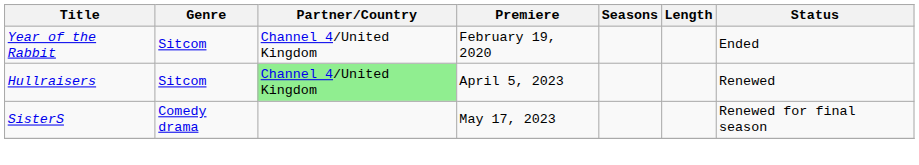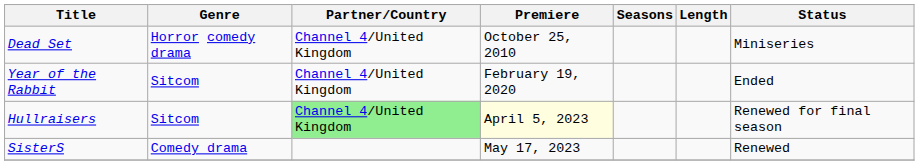+ row: (40, 45)
(512, 82) no background -> (536, 120) lightyellow background
(747, 82) Renewed -> (802, 120) Renewed for final season
(787, 120) Renewed for final season -> (762, 149) Renewed
